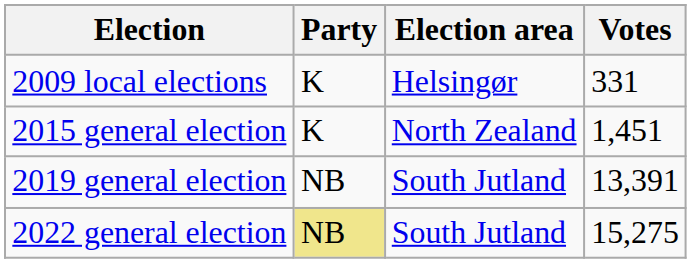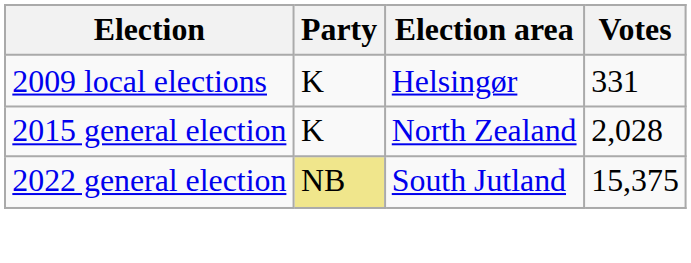(627, 130) 1,451 -> (627, 130) 2,028
- row: (149, 181)
(635, 231) 15,275 -> (635, 181) 15,375
